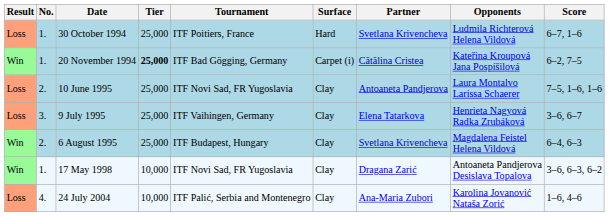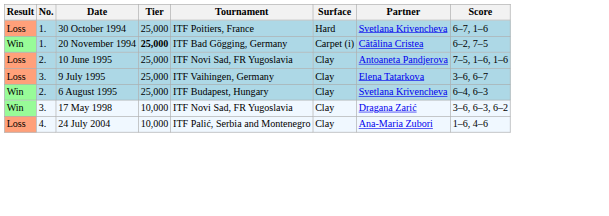- column: (497, 12)
(43, 170) 1. -> (43, 108) 3.
